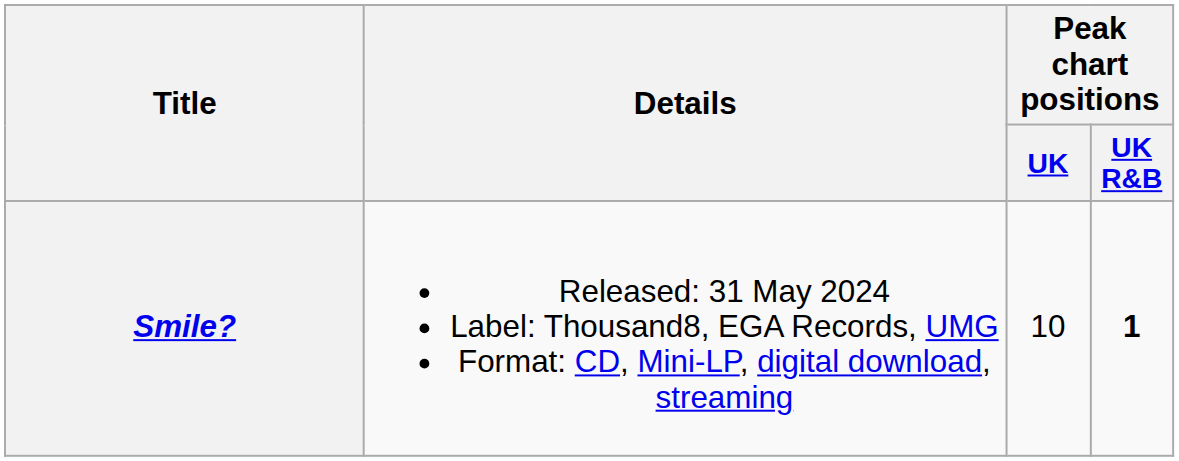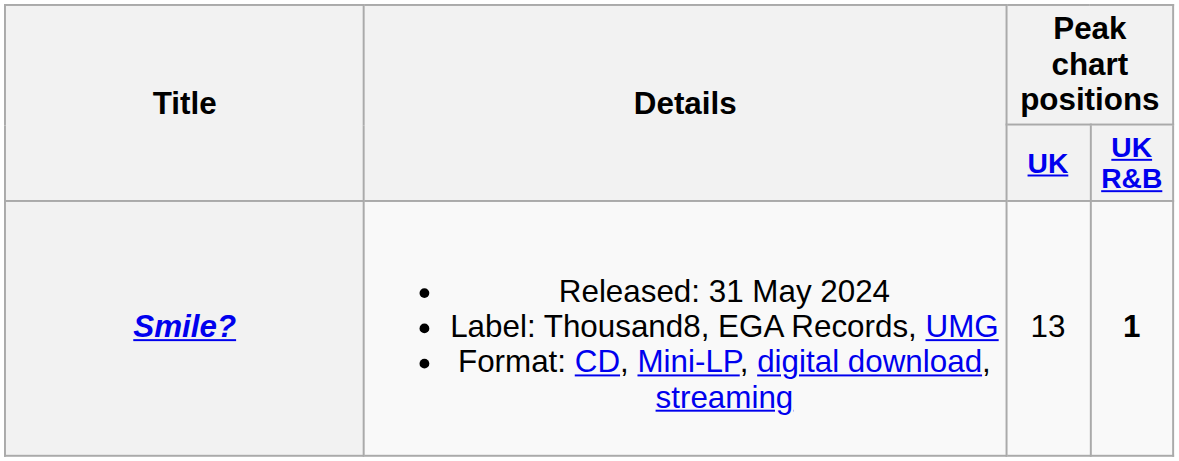(1048, 327) 10 -> (1048, 327) 13
